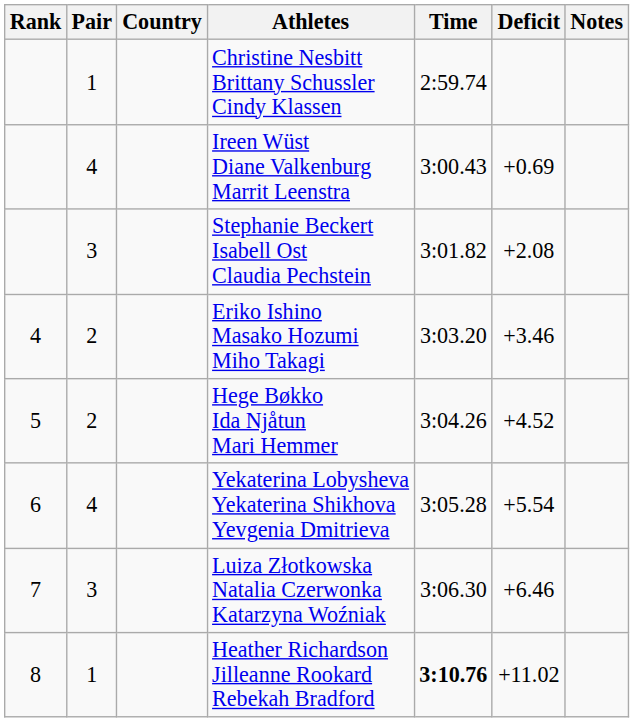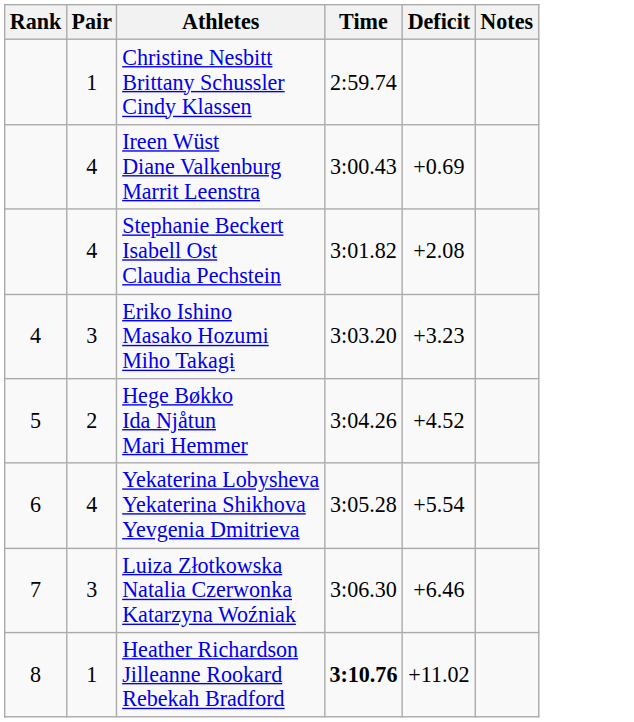- column: (162, 22)
(92, 251) 3 -> (92, 251) 4
(92, 335) 2 -> (92, 335) 3
(529, 335) +3.46 -> (439, 335) +3.23
